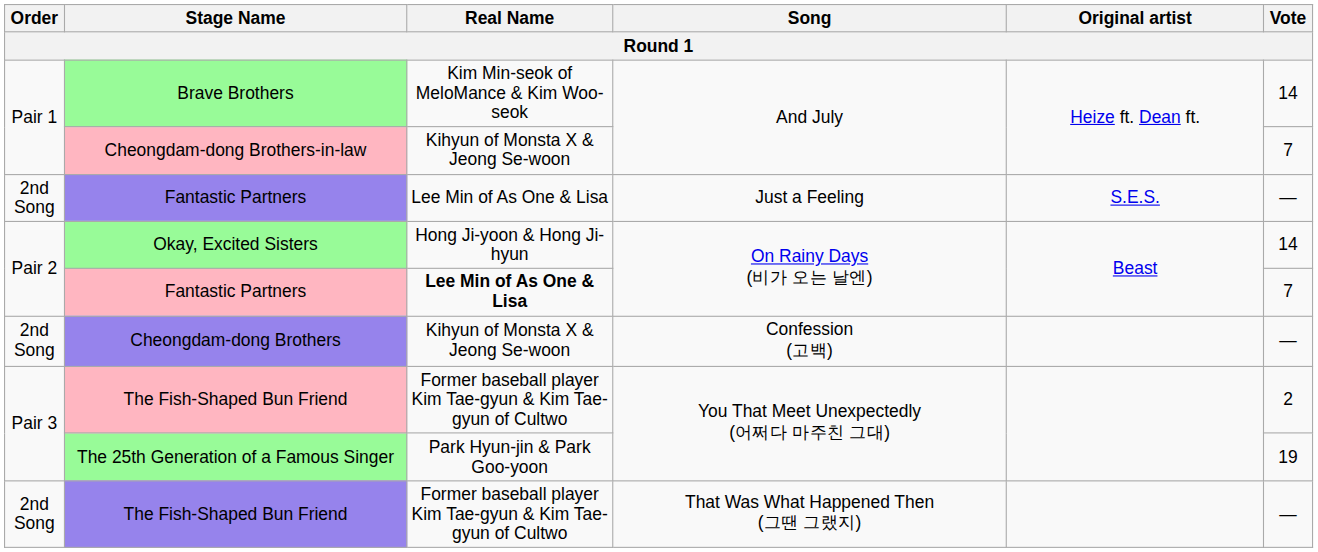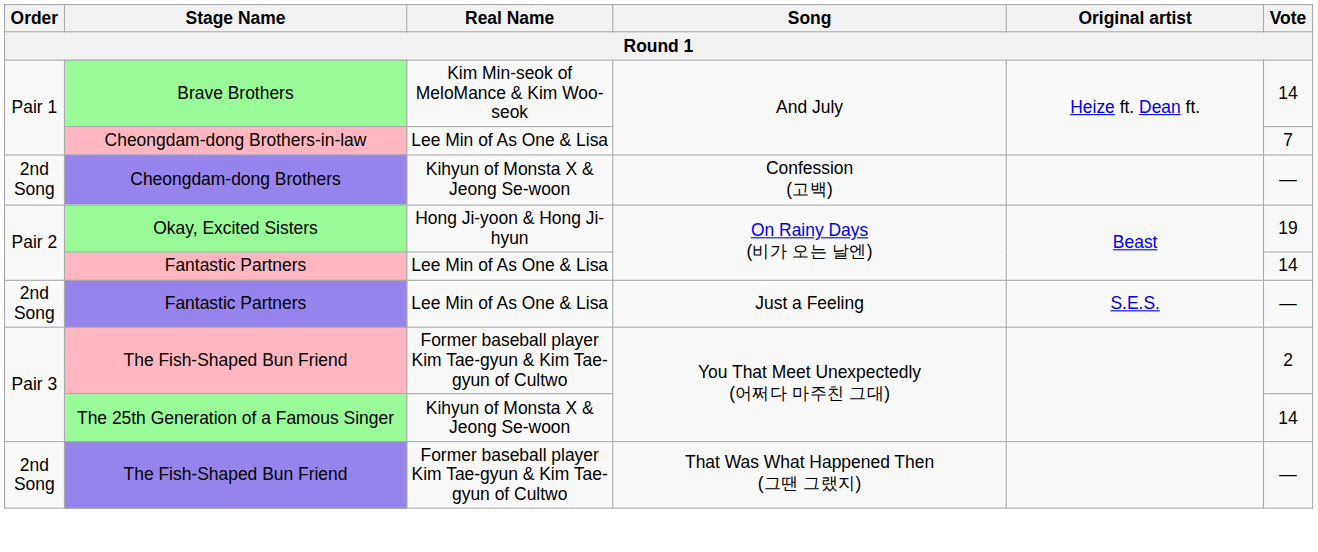(510, 150) Kihyun of Monsta X & Jeong Se-woon -> (510, 140) Lee Min of As One & Lisa
rows swapped: (235, 341) <-> (235, 197)
(1288, 244) 14 -> (1288, 228) 19
(510, 292) bold -> (510, 266) normal
(1288, 292) 7 -> (1288, 266) 14
(510, 456) Park Hyun-jin & Park Goo-yoon -> (510, 417) Kihyun of Monsta X & Jeong Se-woon
(1288, 456) 19 -> (1288, 417) 14
